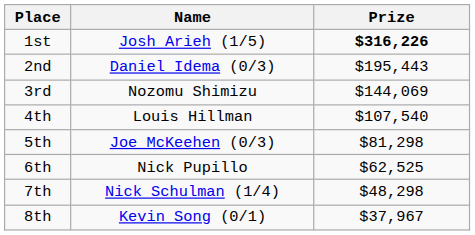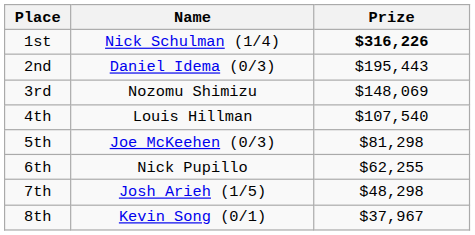(193, 42) Josh Arieh (1/5) -> (193, 42) Nick Schulman (1/4)
(392, 92) $144,069 -> (392, 92) $148,069
(392, 167) $62,525 -> (392, 167) $62,255
(193, 192) Nick Schulman (1/4) -> (193, 192) Josh Arieh (1/5)
